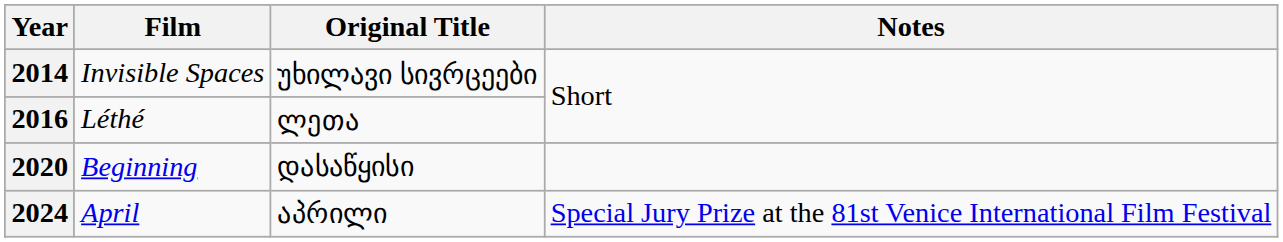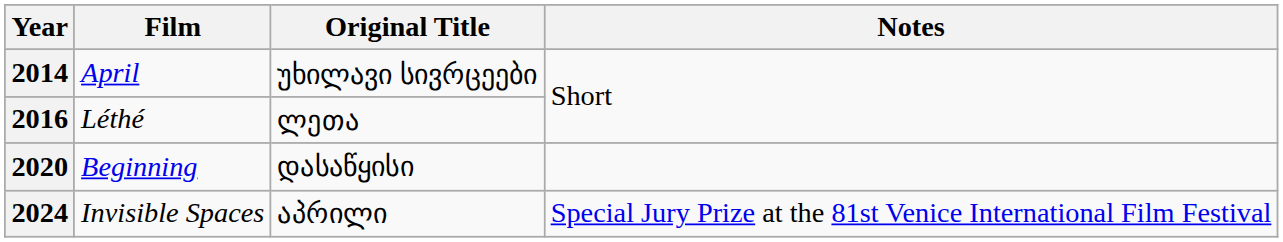(173, 72) Invisible Spaces -> (110, 72) April
(110, 212) April -> (173, 212) Invisible Spaces
